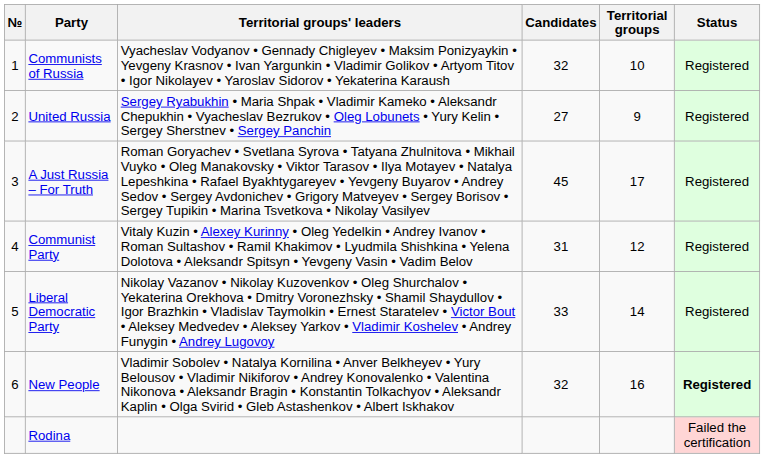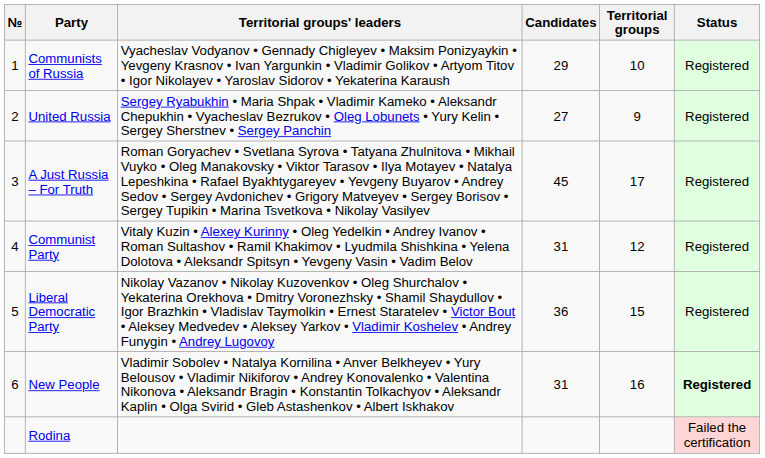(561, 66) 32 -> (561, 66) 29
(561, 312) 33 -> (561, 312) 36
(637, 312) 14 -> (637, 312) 15
(561, 385) 32 -> (561, 385) 31
